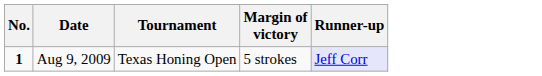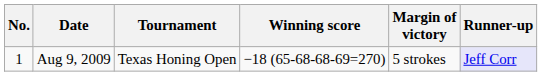+ column: (314, 25)
(19, 59) bold -> (19, 59) normal
